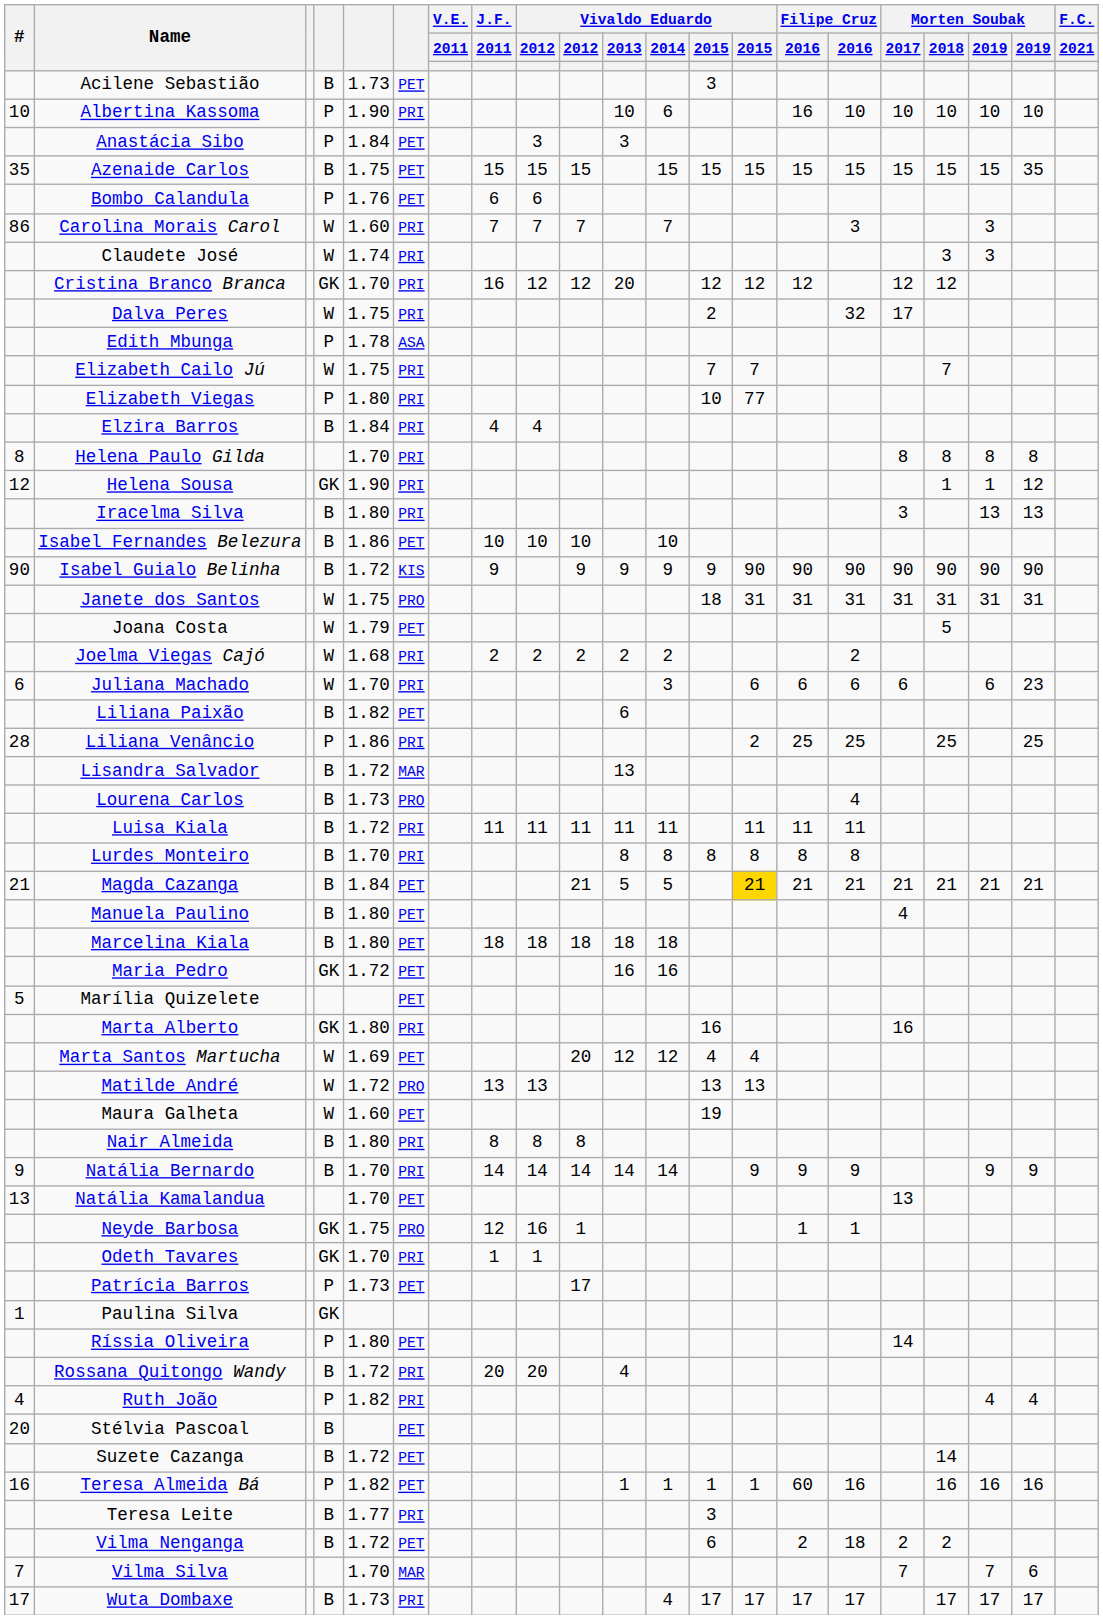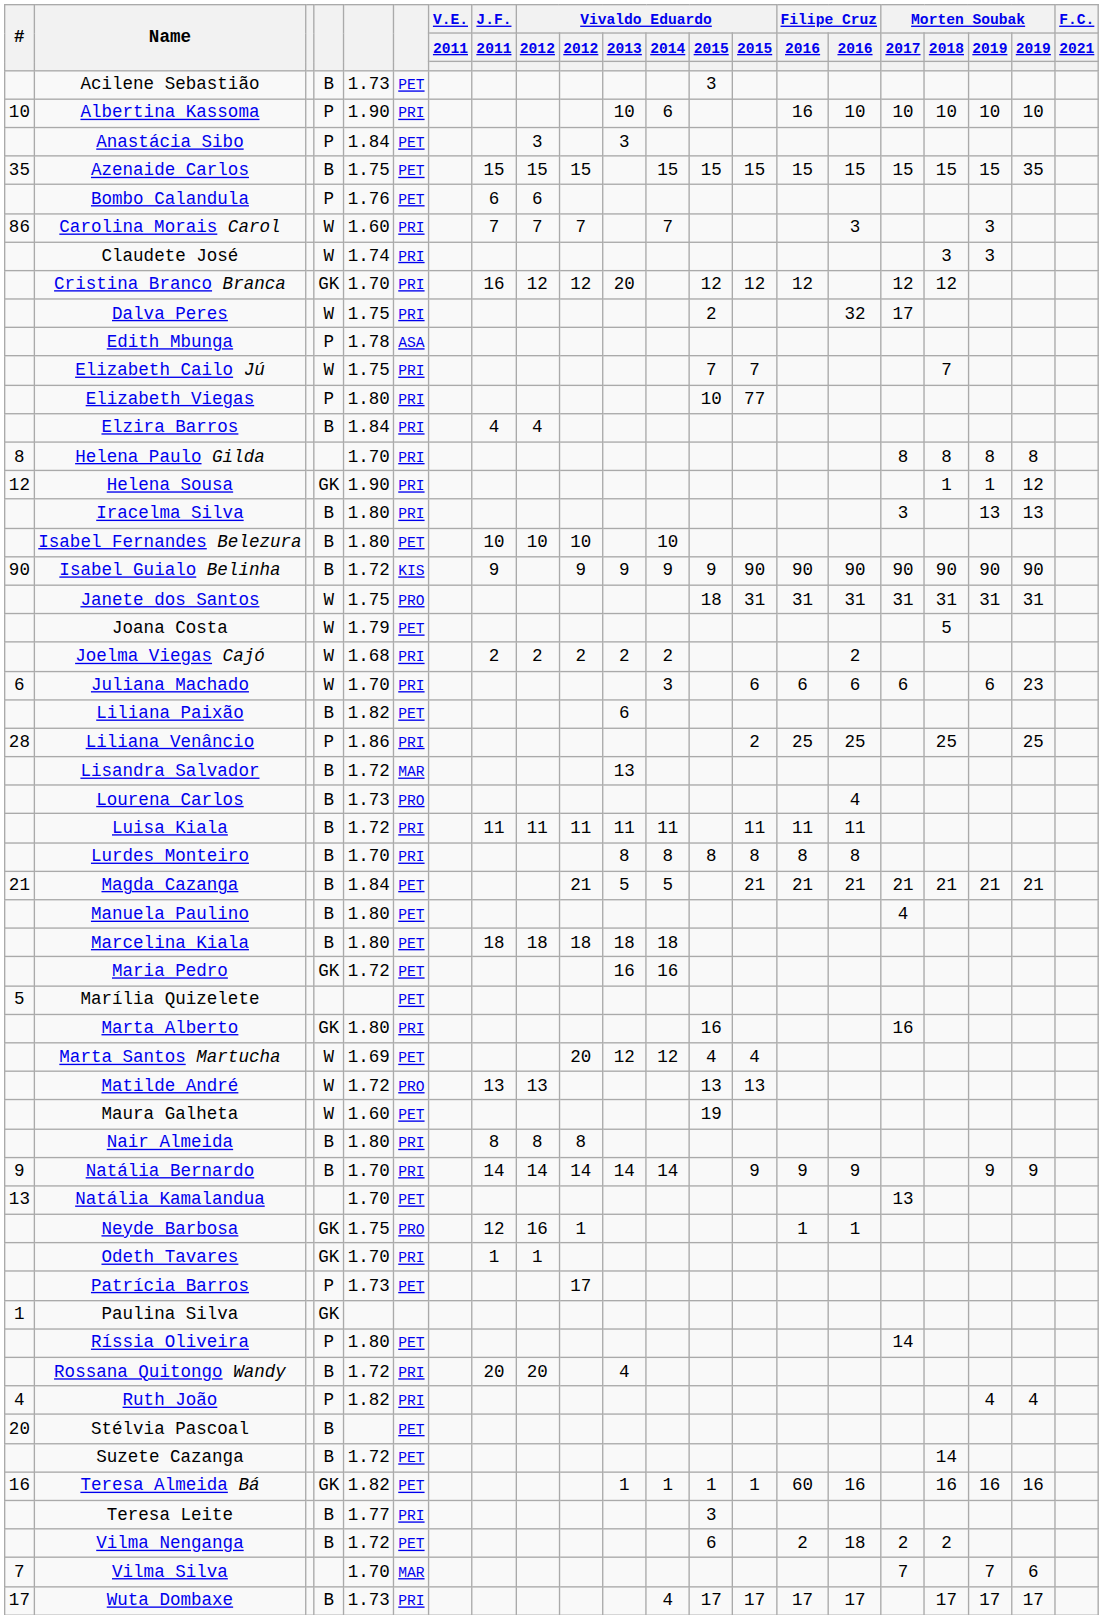(369, 542) 1.86 -> (369, 542) 1.80
(755, 885) gold background -> (755, 885) no background
(329, 1486) P -> (329, 1486) GK
